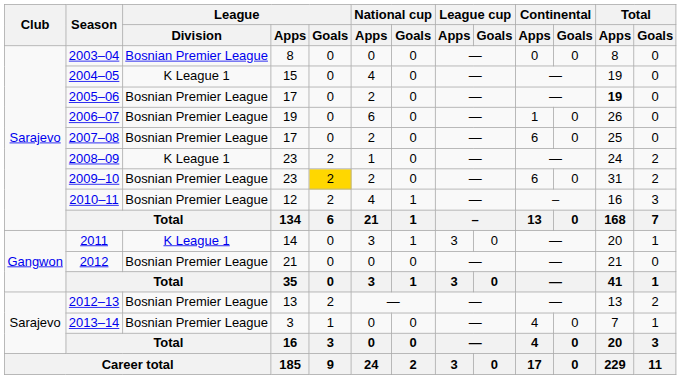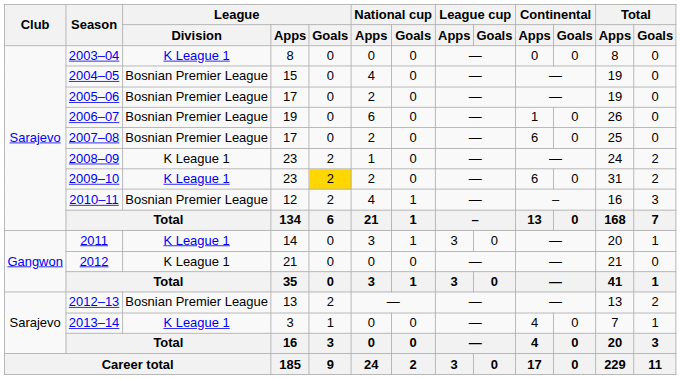(197, 55) Bosnian Premier League -> (197, 55) K League 1
(197, 76) K League 1 -> (197, 76) Bosnian Premier League
(615, 96) bold -> (615, 96) normal
(197, 179) Bosnian Premier League -> (197, 179) K League 1
(197, 261) Bosnian Premier League -> (197, 261) K League 1
(197, 323) Bosnian Premier League -> (197, 323) K League 1
